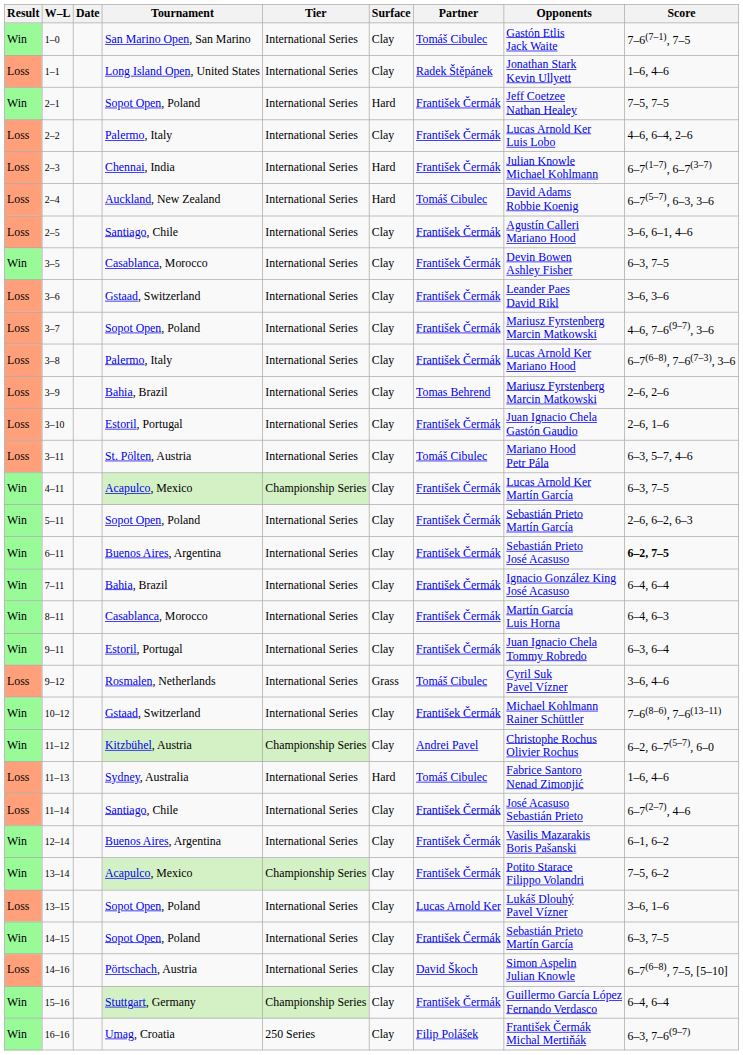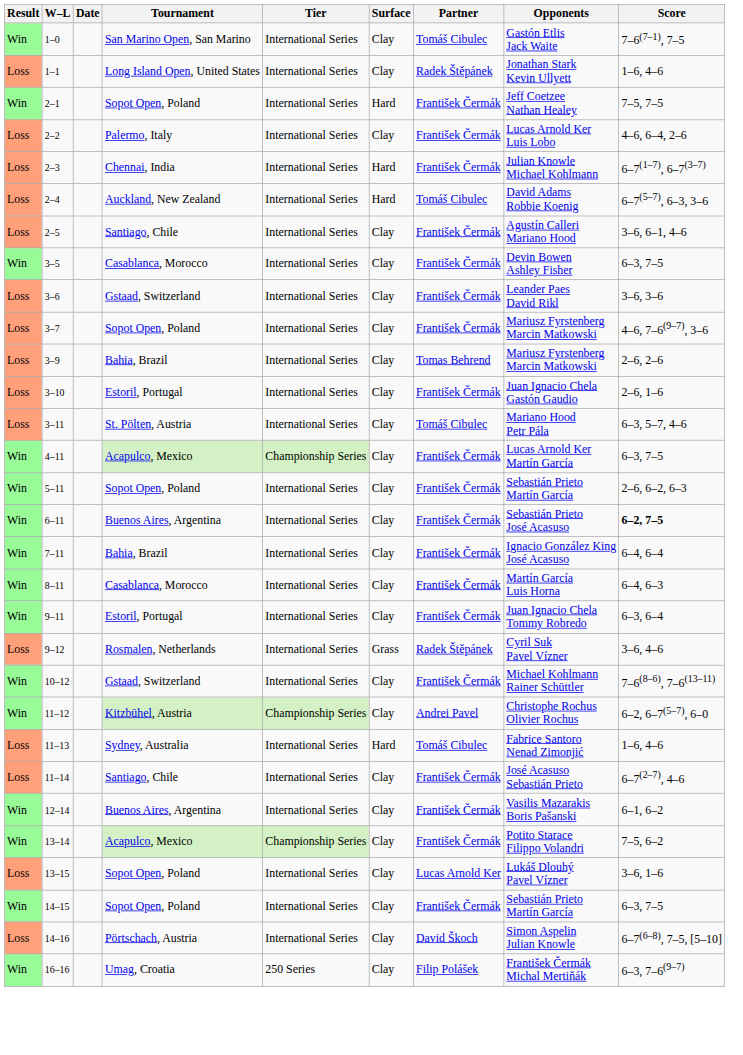- row: (52, 361)
(452, 681) Tomáš Cibulec -> (454, 649) Radek Štěpánek
- row: (57, 1002)
